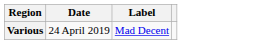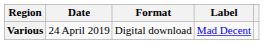+ column: (153, 13)
